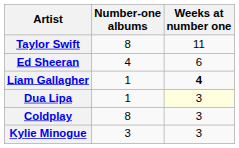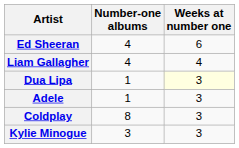- row: (48, 44)
(128, 80) 1 -> (128, 62) 4
(199, 80) bold -> (199, 62) normal
+ row: (48, 98)
